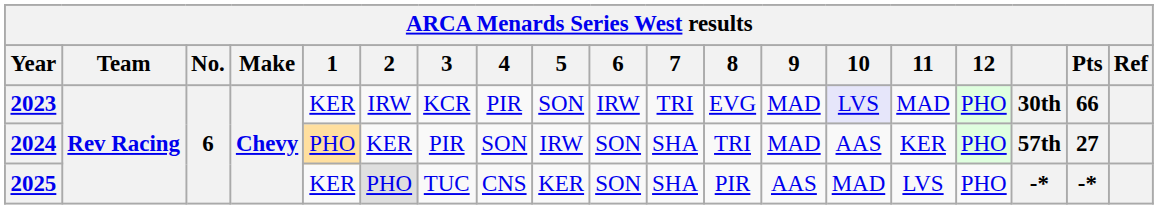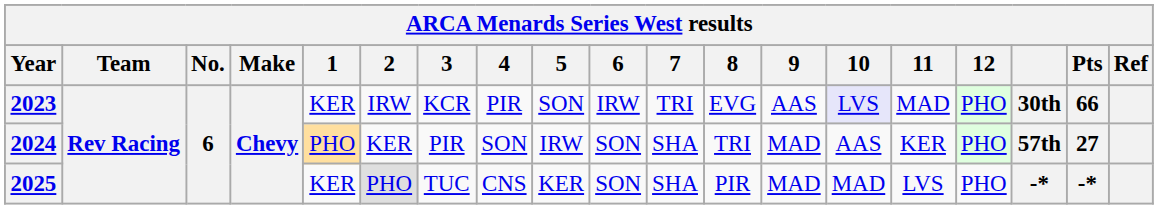(794, 103) MAD -> (794, 103) AAS
(794, 183) AAS -> (794, 183) MAD
